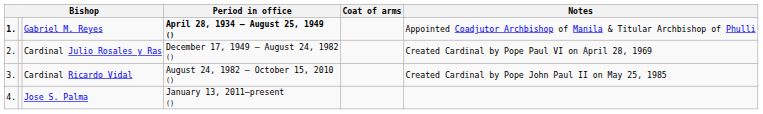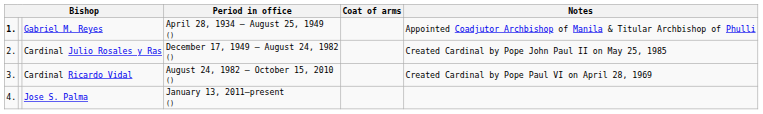(245, 29) bold -> (245, 29) normal
(529, 52) Created Cardinal by Pope Paul VI on April 28, 1969 -> (536, 52) Created Cardinal by Pope John Paul II on May 25, 1985
(536, 75) Created Cardinal by Pope John Paul II on May 25, 1985 -> (529, 75) Created Cardinal by Pope Paul VI on April 28, 1969
